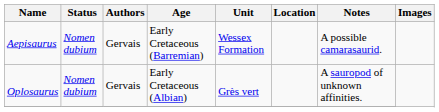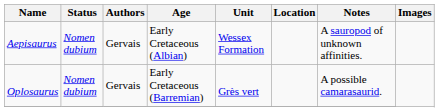(177, 43) Early Cretaceous (Barremian) -> (174, 43) Early Cretaceous (Albian)
(351, 43) A possible camarasaurid. -> (352, 43) A sauropod of unknown affinities.
(174, 85) Early Cretaceous (Albian) -> (177, 85) Early Cretaceous (Barremian)
(352, 85) A sauropod of unknown affinities. -> (351, 85) A possible camarasaurid.
